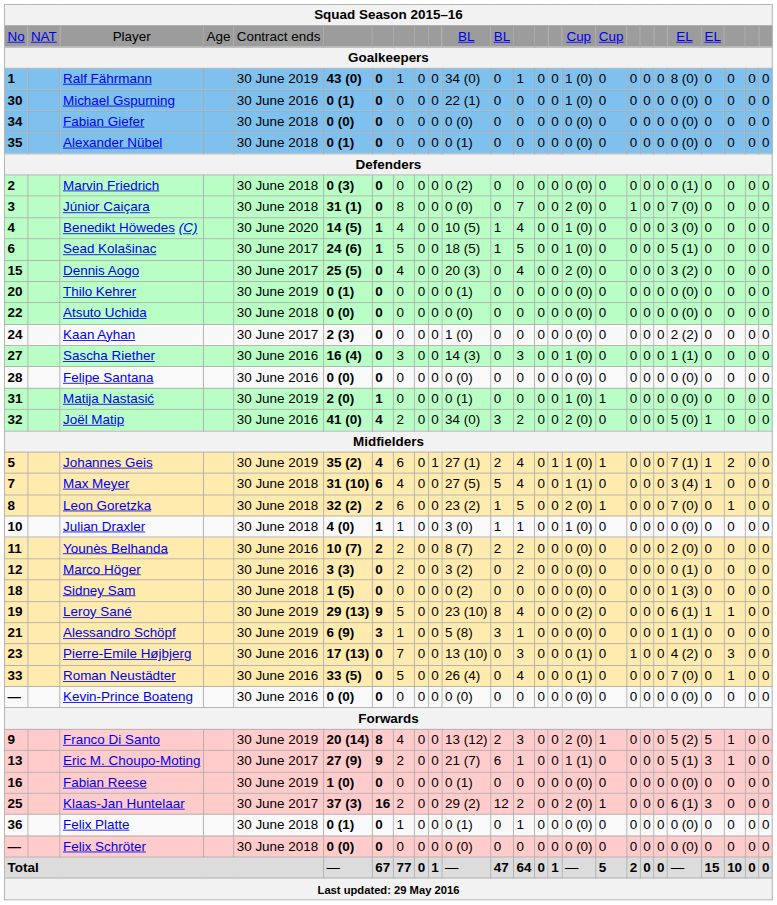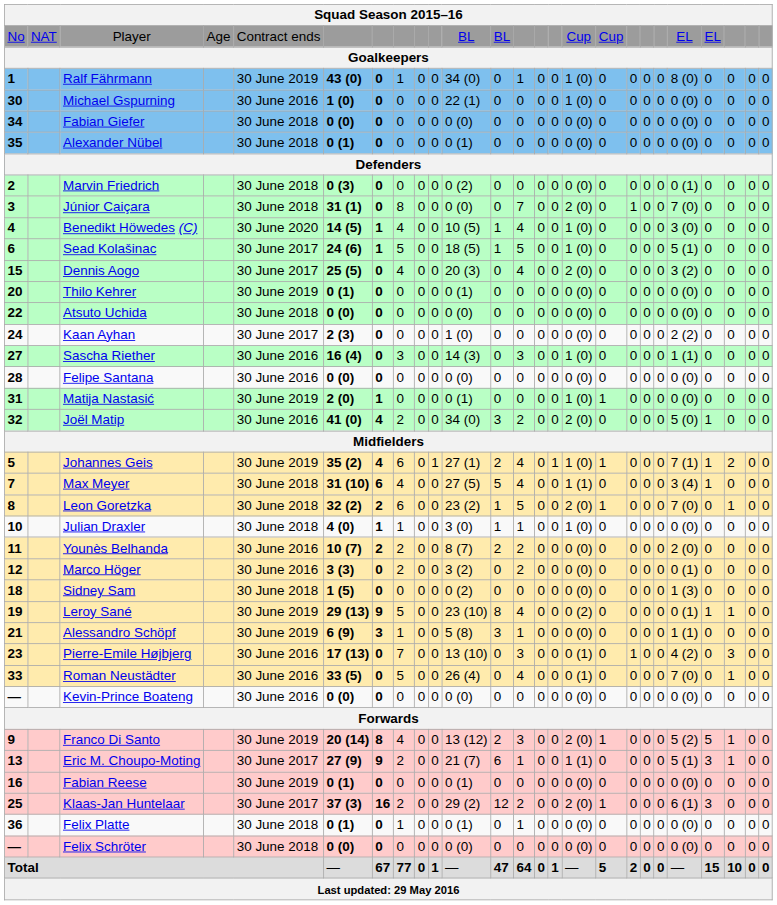(340, 100) 0 (1) -> (340, 100) 1 (0)
(684, 611) 6 (1) -> (684, 611) 0 (1)
(340, 782) 1 (0) -> (340, 782) 0 (1)
